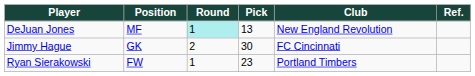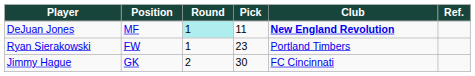(247, 29) 13 -> (241, 29) 11
(335, 29) normal -> (332, 29) bold
rows swapped: (49, 63) <-> (39, 46)
